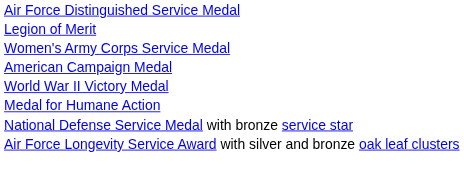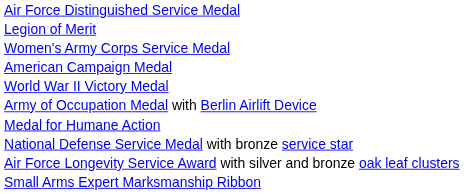+ row: (160, 106)
+ row: (133, 182)
